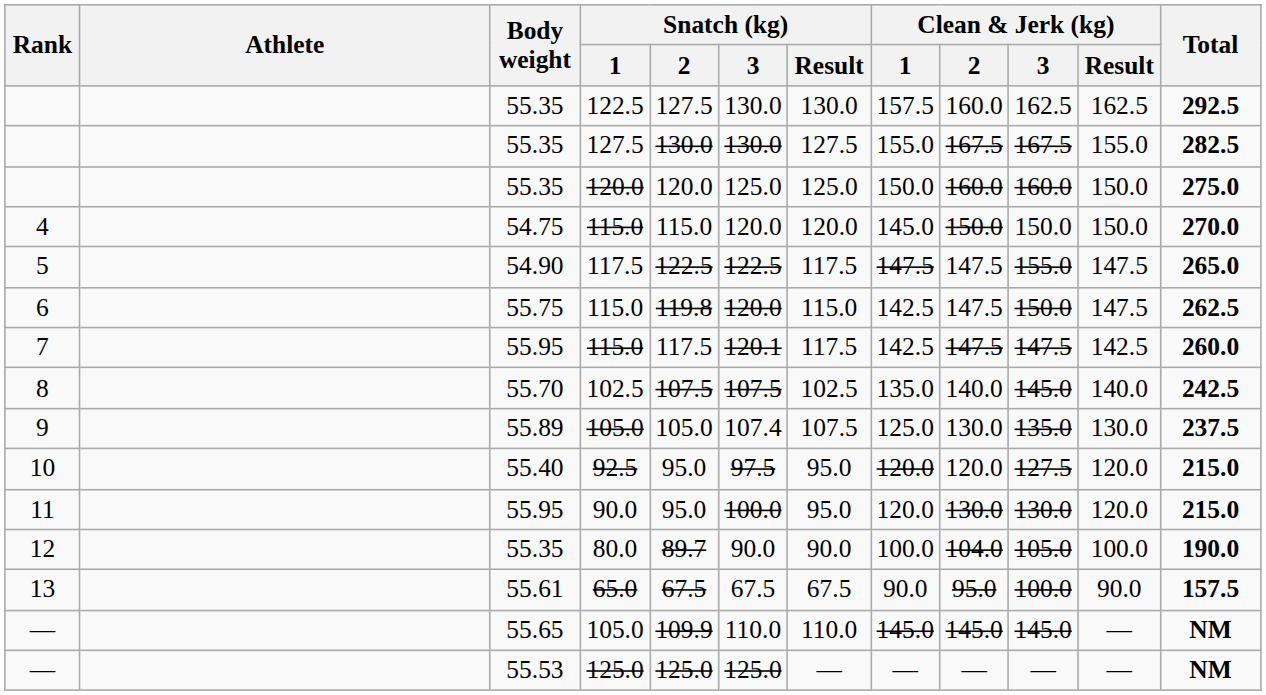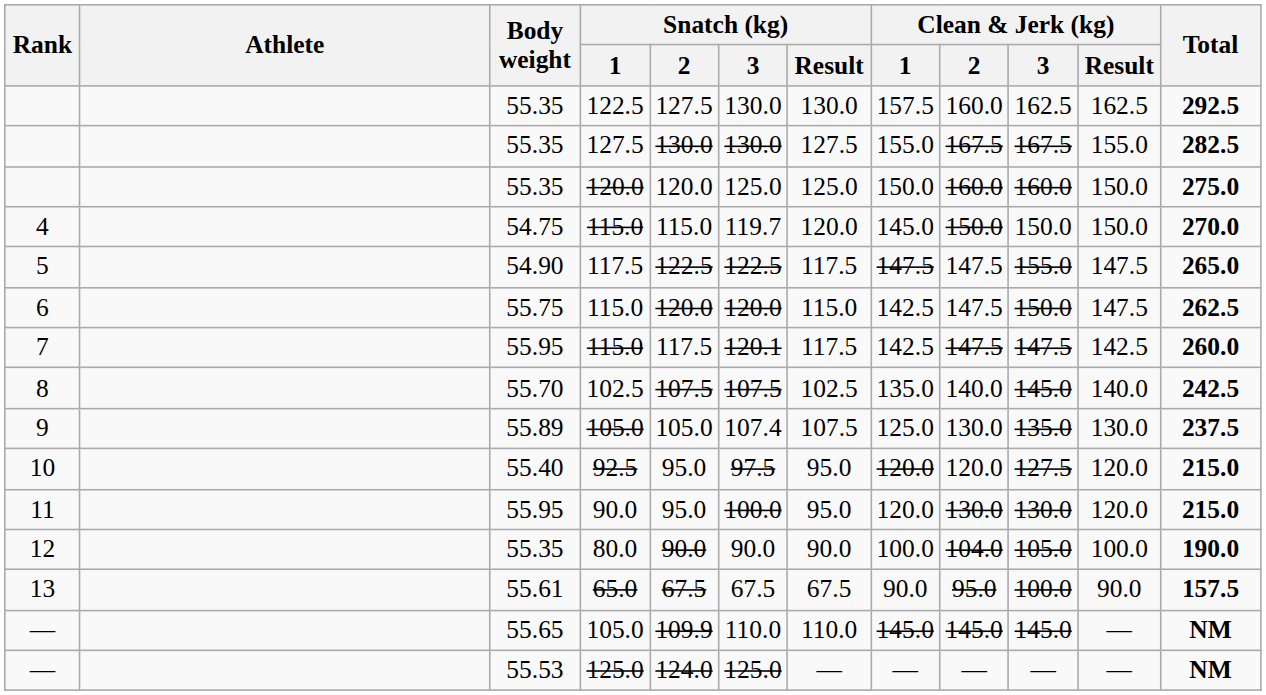(753, 226) 120.0 -> (753, 226) 119.7
(684, 307) 119.8 -> (684, 307) 120.0
(684, 549) 89.7 -> (684, 549) 90.0
(684, 670) 125.0 -> (684, 670) 124.0
